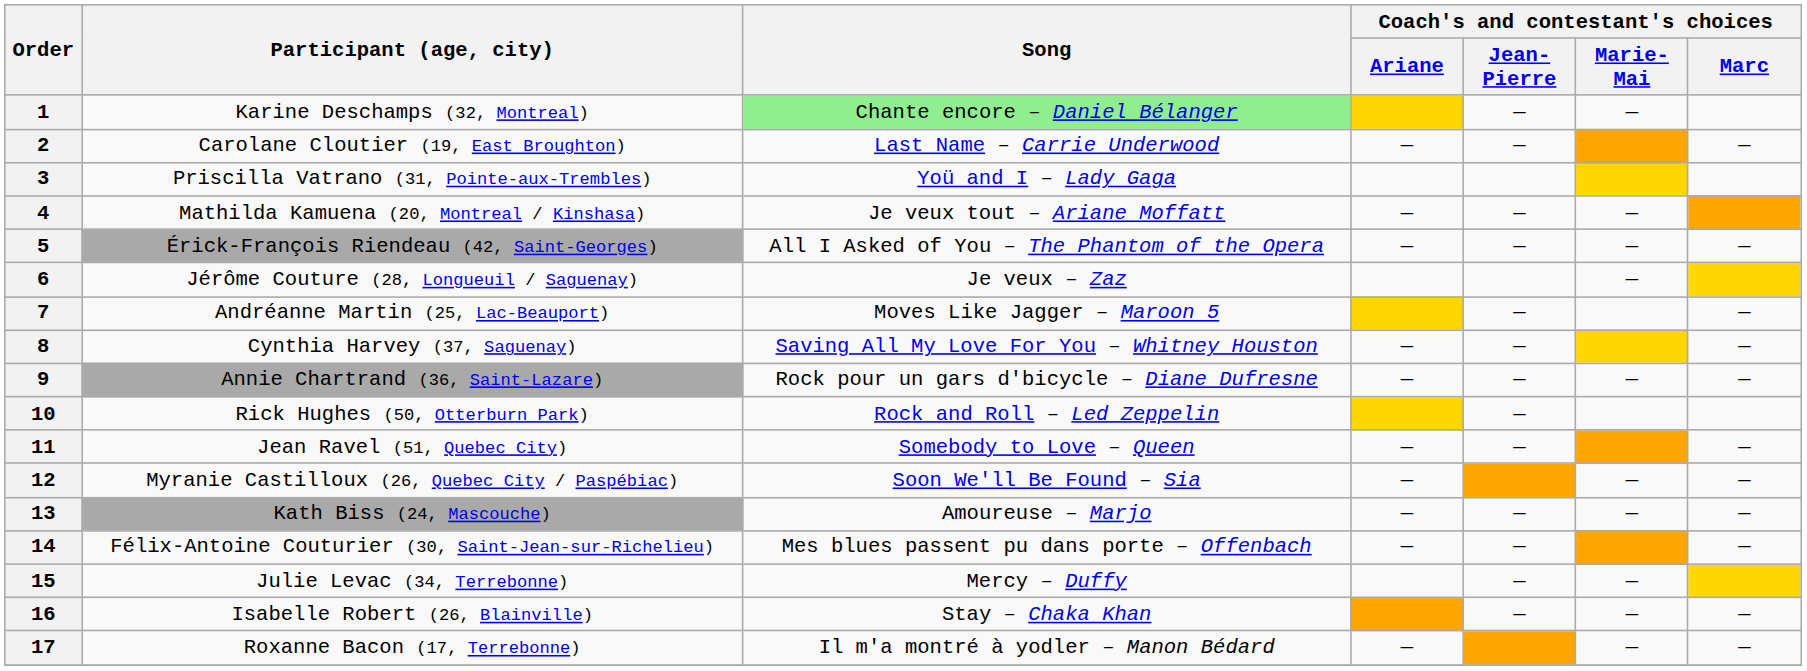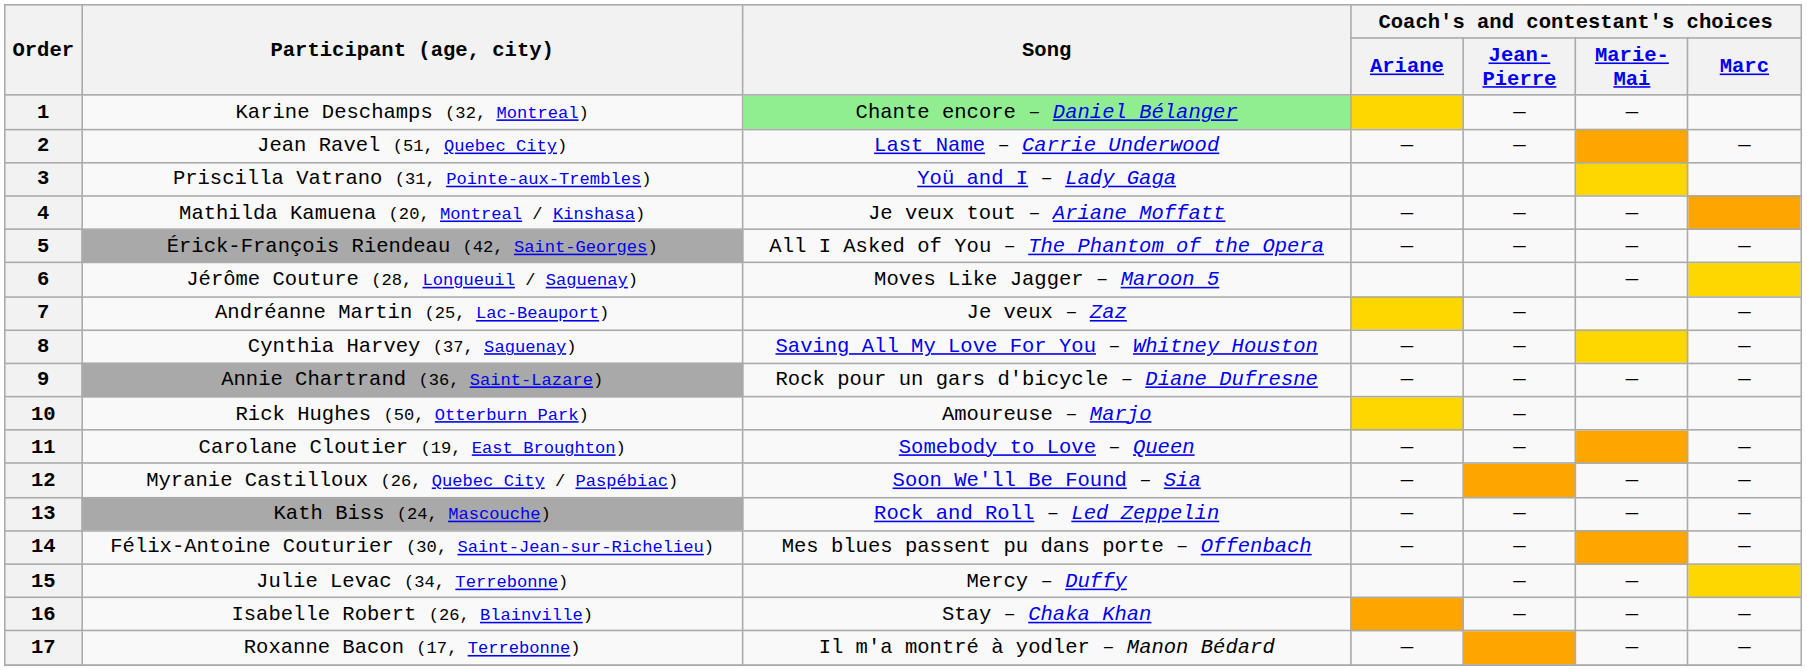(412, 146) Carolane Cloutier (19, East Broughton) -> (412, 146) Jean Ravel (51, Quebec City)
(1047, 280) Je veux – Zaz -> (1047, 280) Moves Like Jagger – Maroon 5
(1047, 313) Moves Like Jagger – Maroon 5 -> (1047, 313) Je veux – Zaz
(1047, 413) Rock and Roll – Led Zeppelin -> (1047, 413) Amoureuse – Marjo
(412, 447) Jean Ravel (51, Quebec City) -> (412, 447) Carolane Cloutier (19, East Broughton)
(1047, 514) Amoureuse – Marjo -> (1047, 514) Rock and Roll – Led Zeppelin
